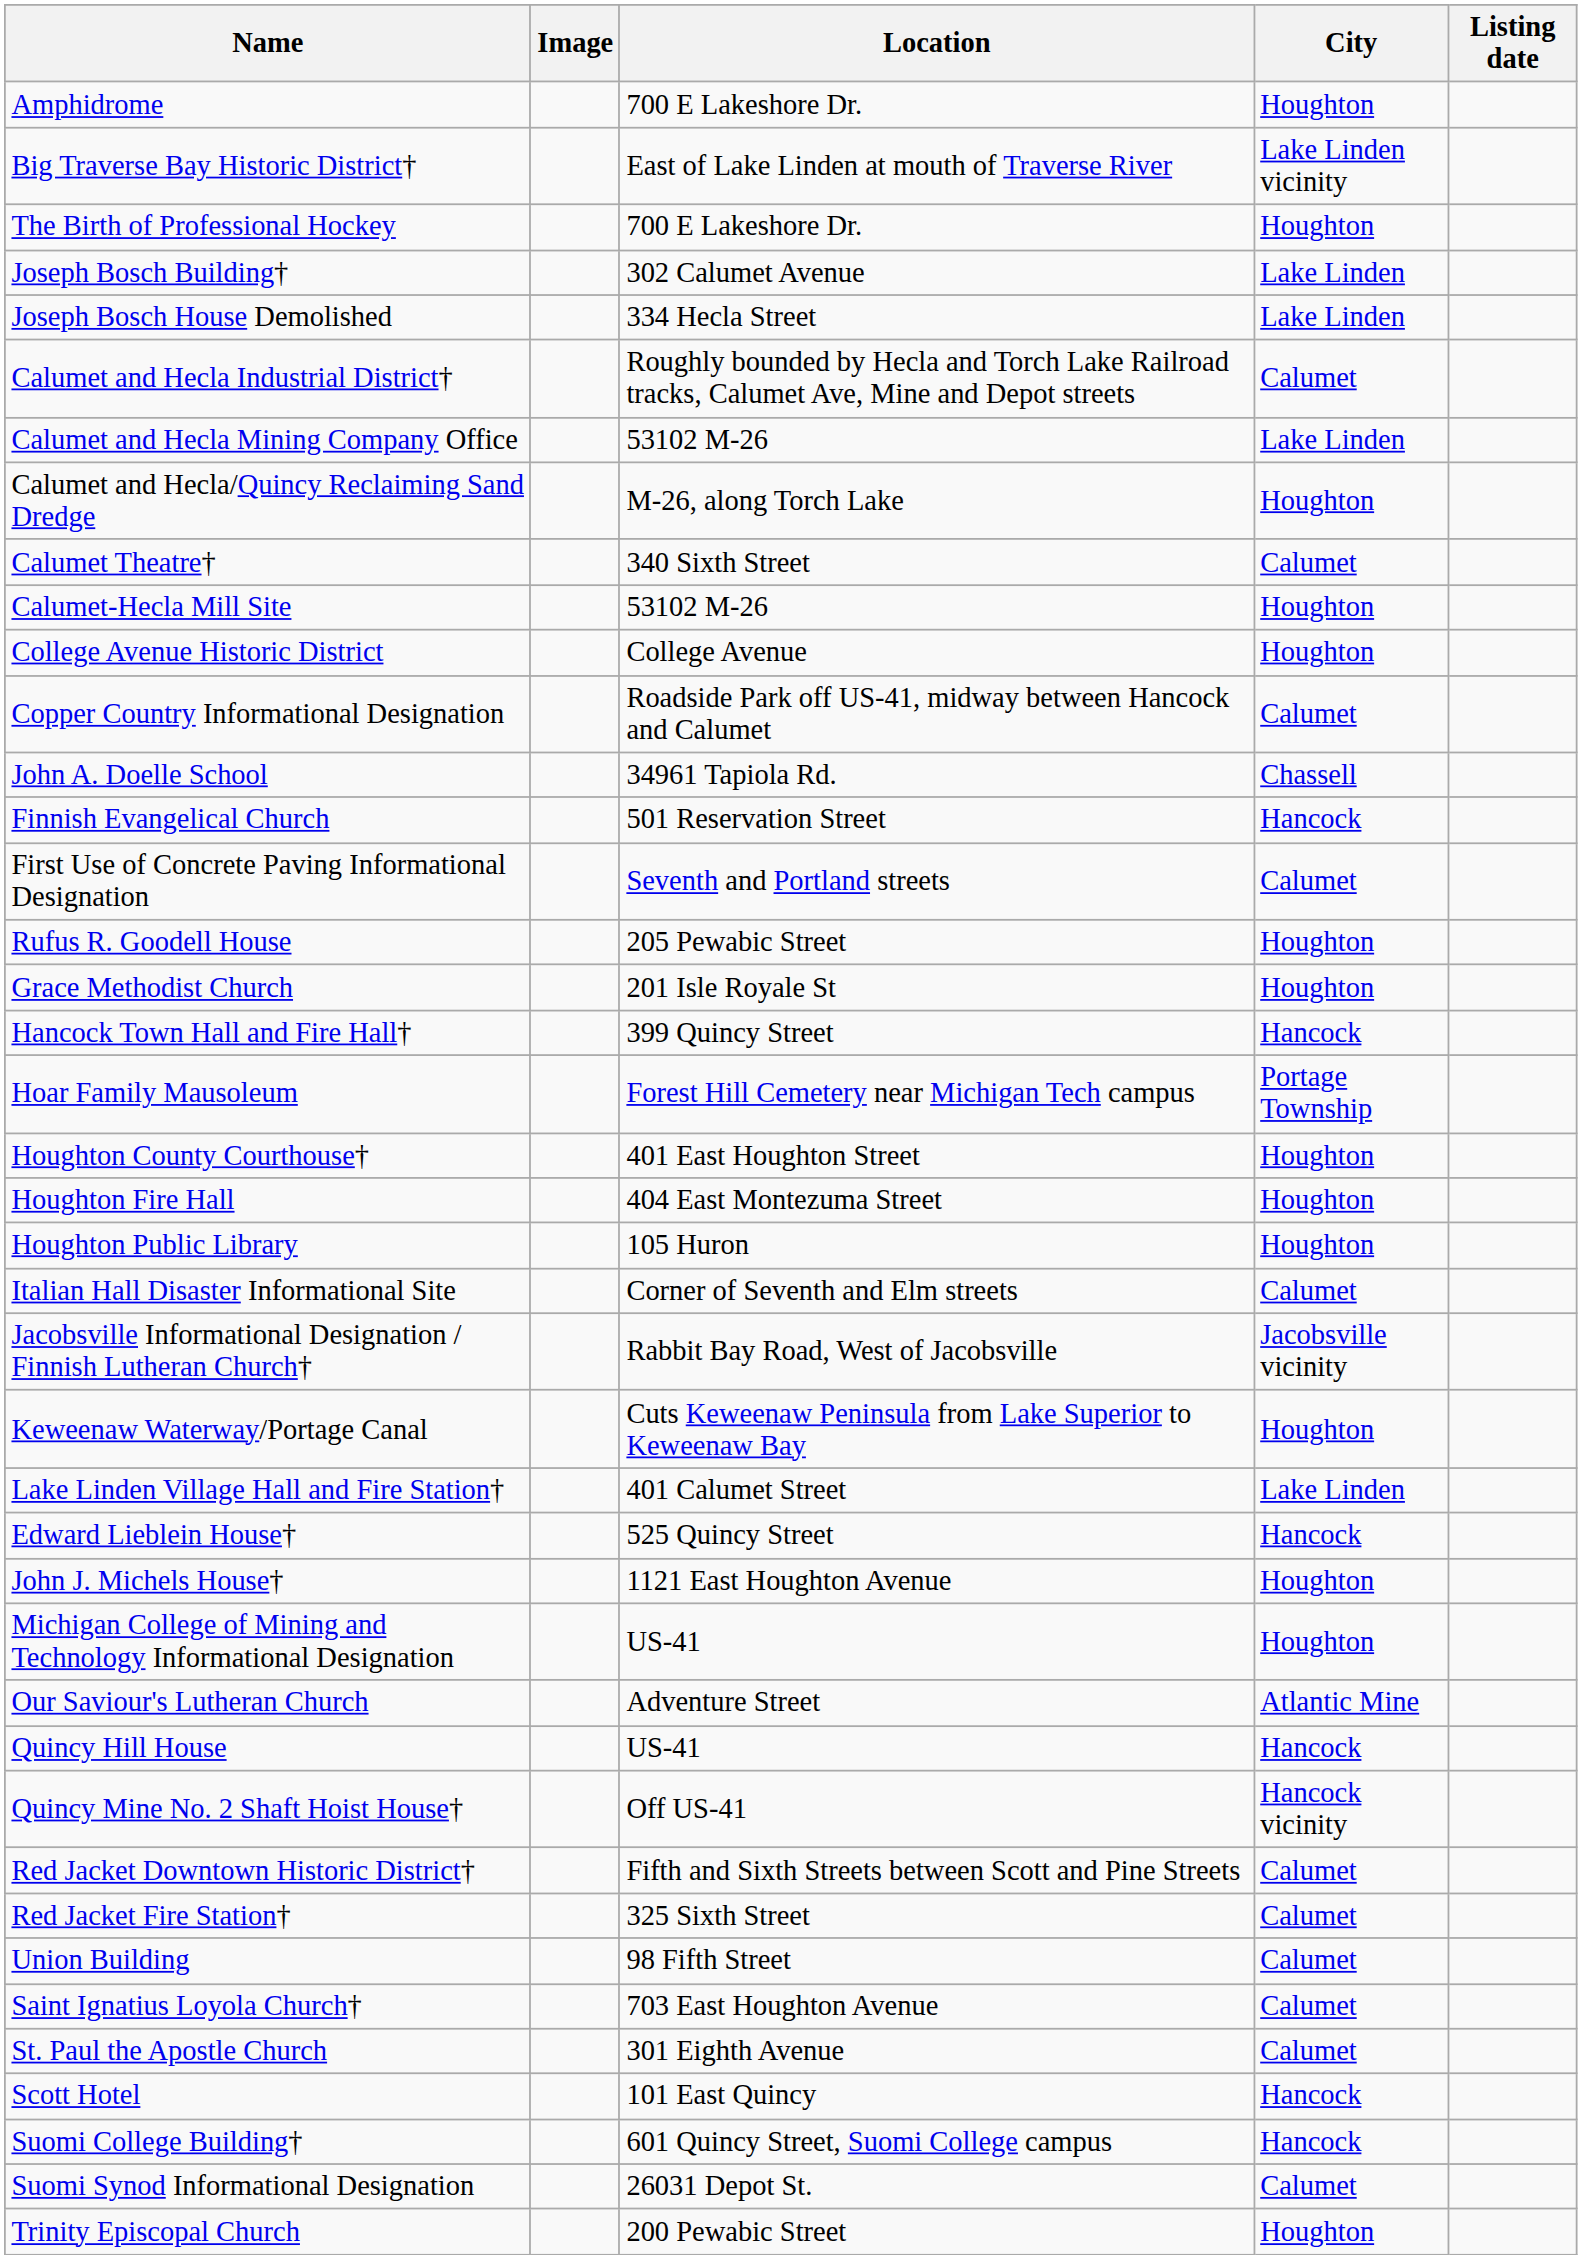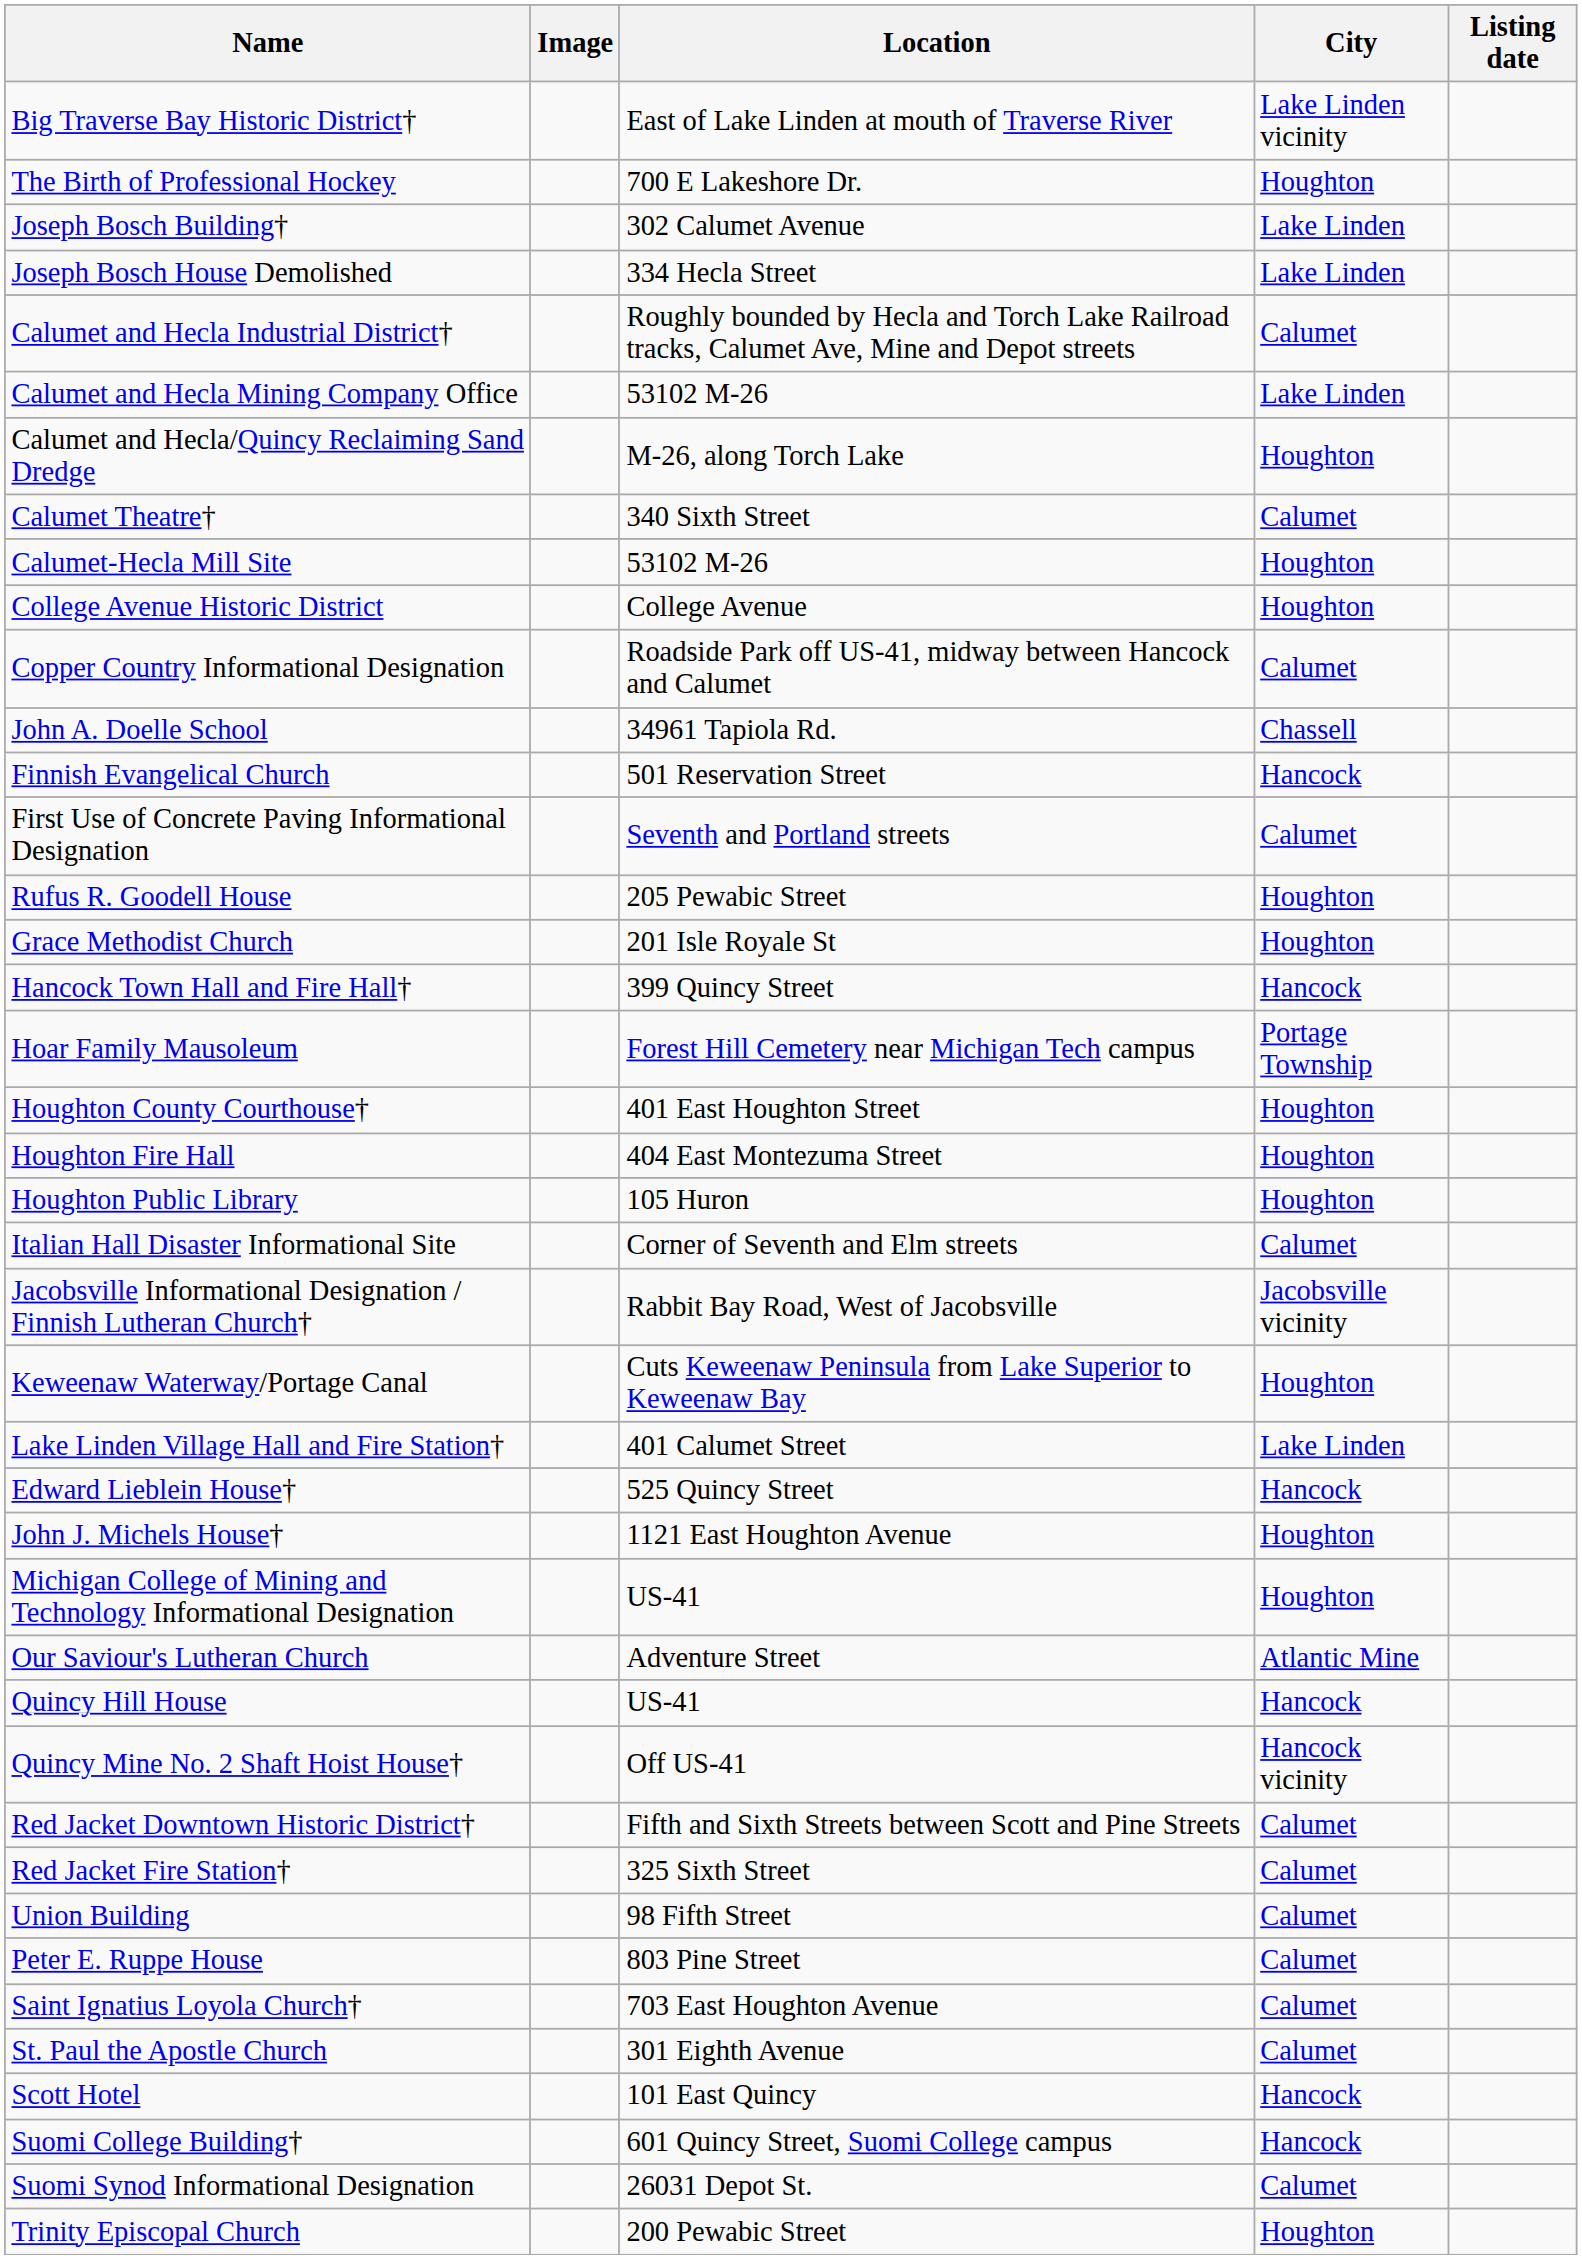- row: (87, 104)
+ row: (137, 1960)
